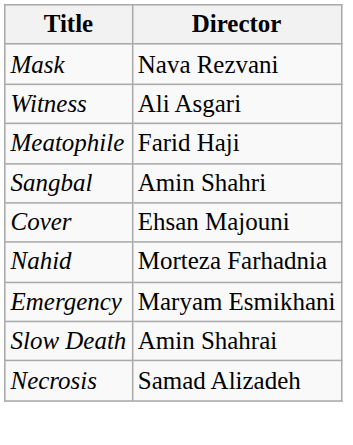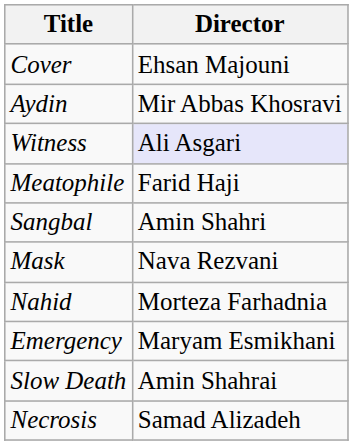rows swapped: (41, 222) <-> (38, 63)
+ row: (39, 103)
(189, 103) no background -> (189, 143) lavender background
